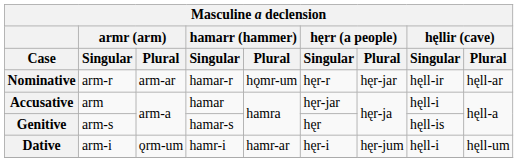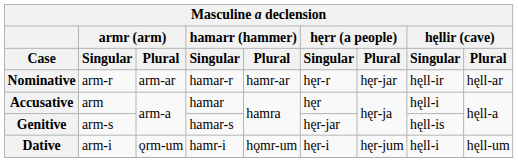(272, 80) hǫmr-um -> (268, 80) hamr-ar
(322, 102) hęr-jar -> (312, 102) hęr
(312, 124) hęr -> (322, 124) hęr-jar
(268, 146) hamr-ar -> (272, 146) hǫmr-um
